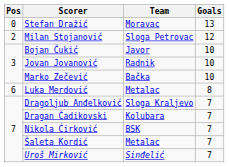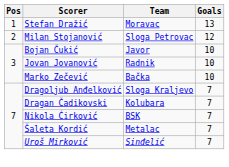(14, 24) 0 -> (14, 24) 1
- row: (56, 90)
